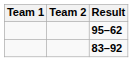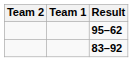columns swapped: (26, 13) <-> (68, 13)
